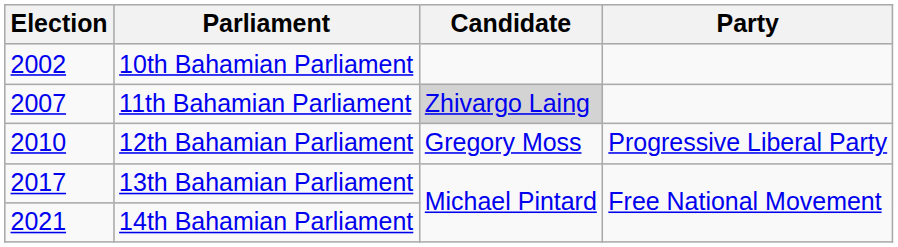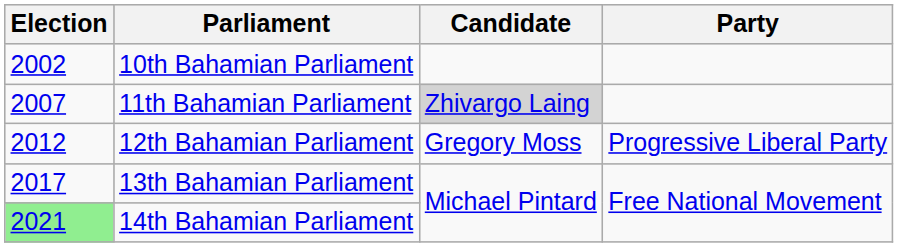(38, 143) 2010 -> (38, 143) 2012
(38, 222) no background -> (38, 222) lightgreen background
